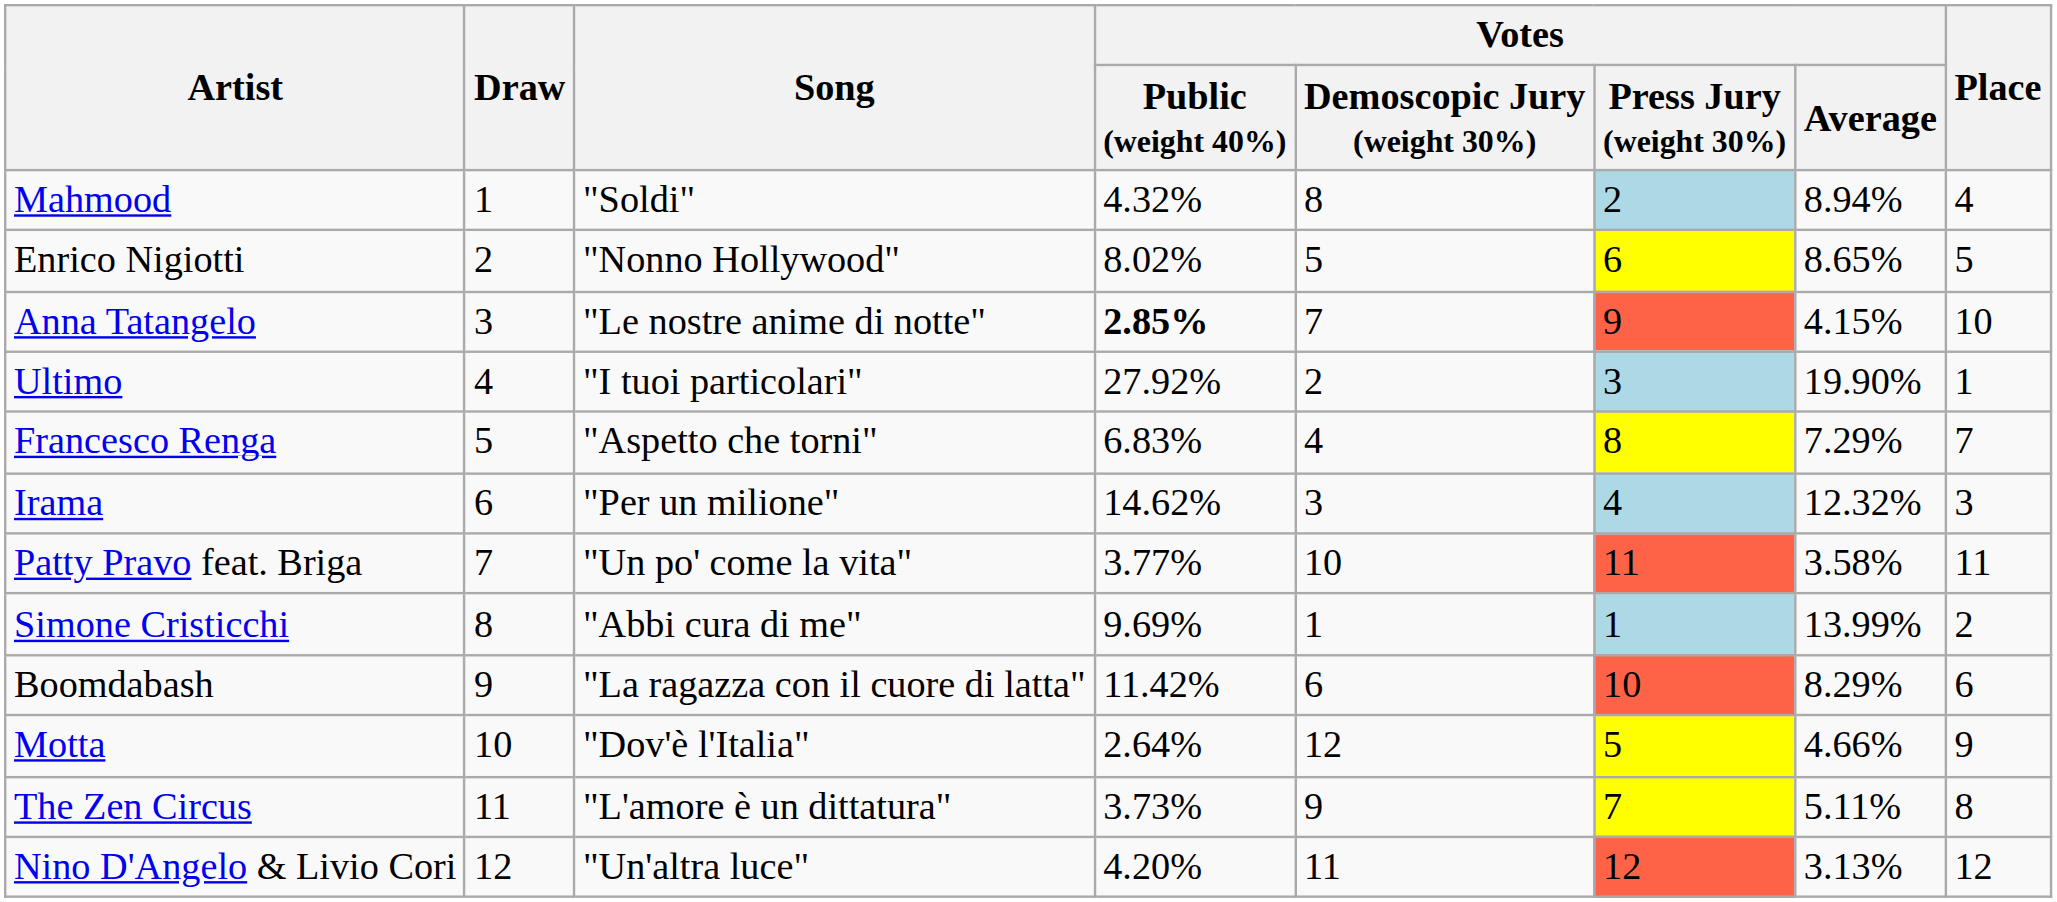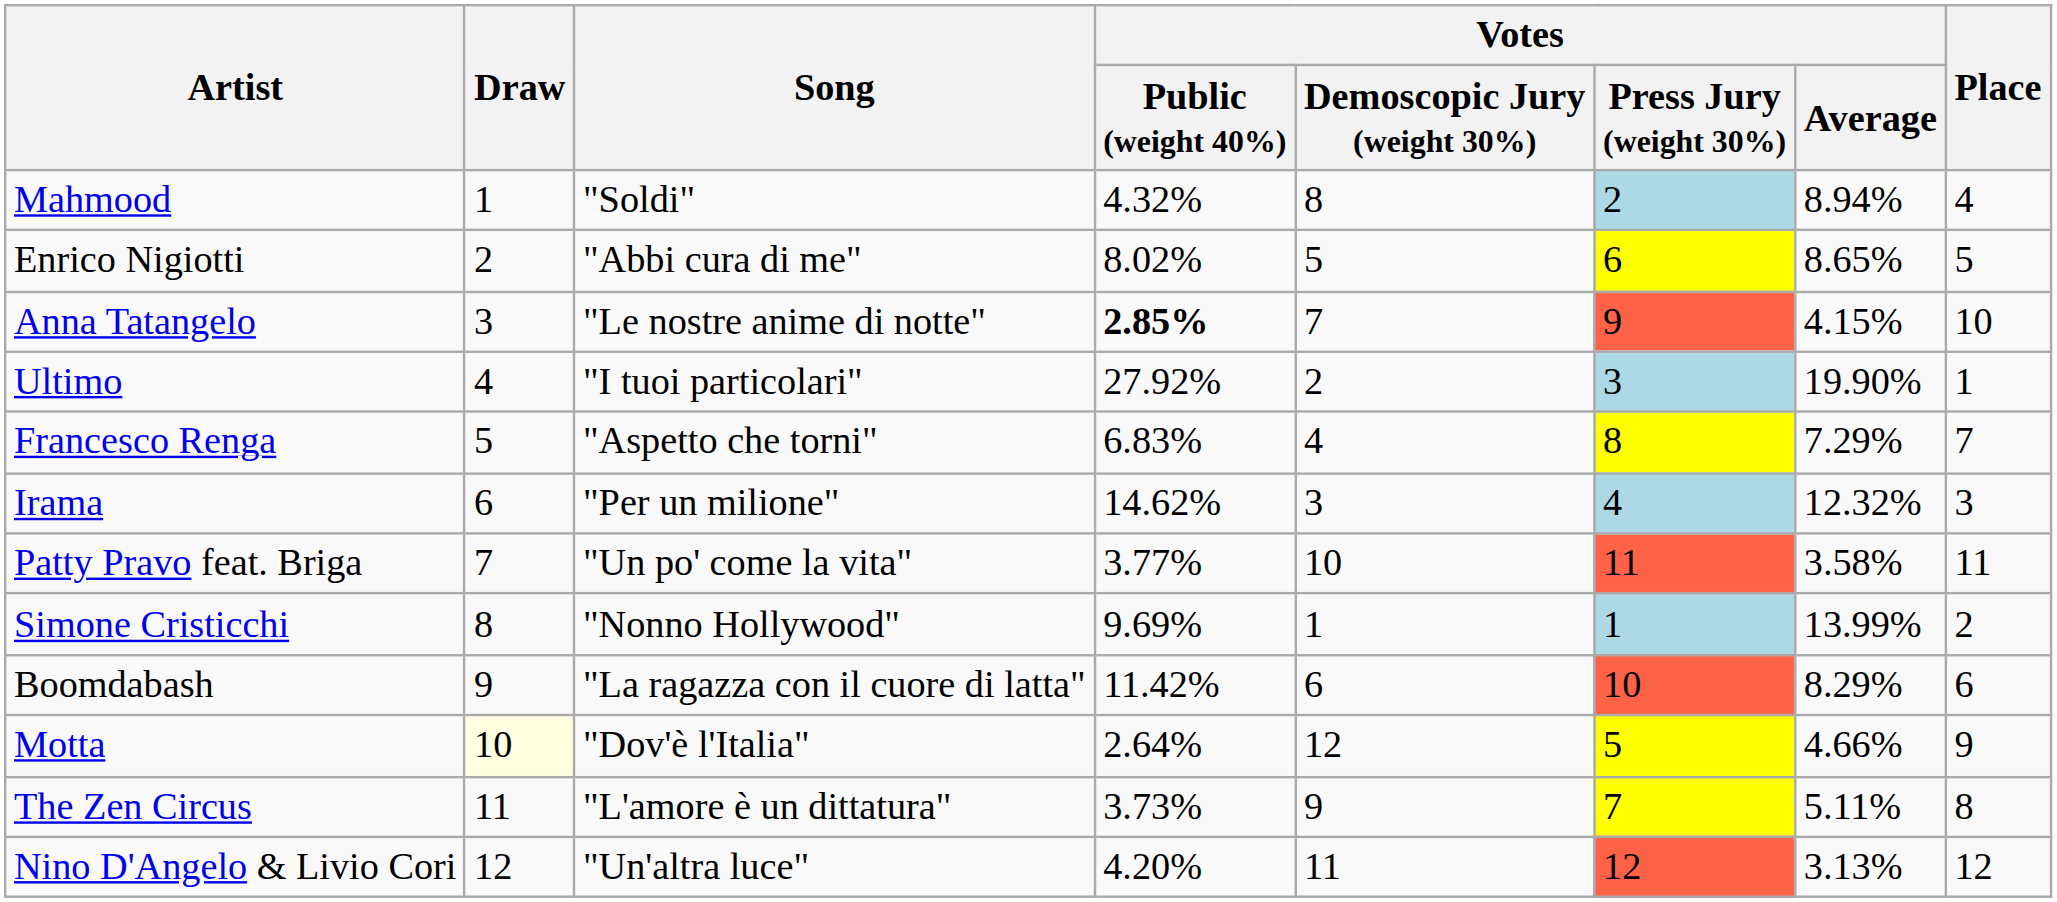(742, 259) "Nonno Hollywood" -> (722, 259) "Abbi cura di me"
(722, 623) "Abbi cura di me" -> (742, 623) "Nonno Hollywood"
(493, 744) no background -> (493, 744) lightyellow background
